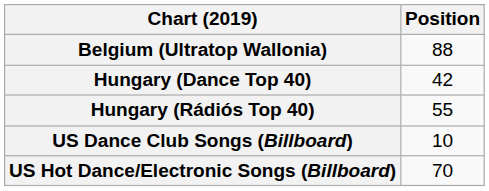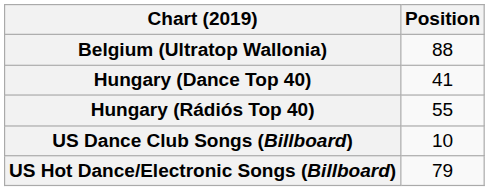(443, 79) 42 -> (443, 79) 41
(443, 170) 70 -> (443, 170) 79
